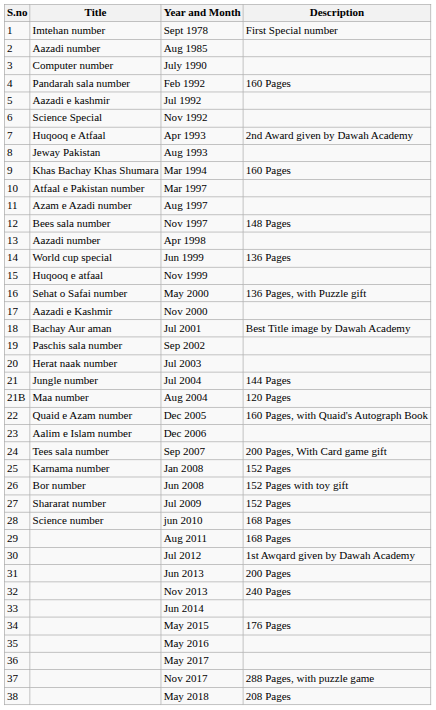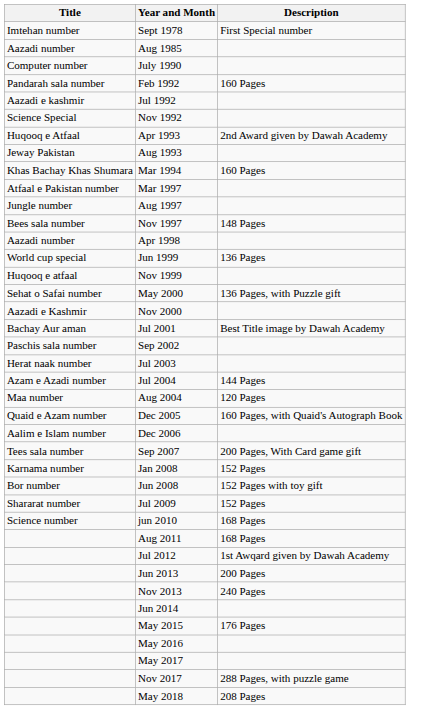- column: (17, 13)
(82, 205) Azam e Azadi number -> (40, 205) Jungle number
(65, 380) Jungle number -> (56, 380) Azam e Azadi number
